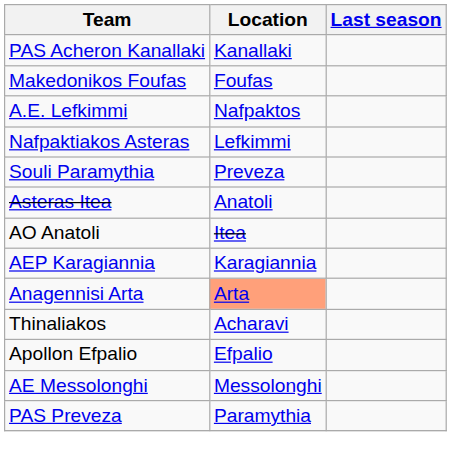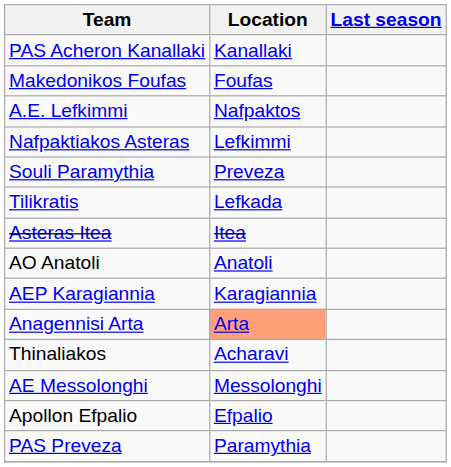+ row: (44, 202)
(243, 202) Anatoli -> (230, 232) Itea
(230, 232) Itea -> (243, 263) Anatoli
rows swapped: (78, 385) <-> (73, 354)
